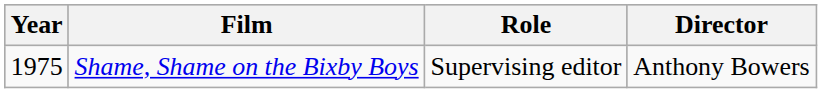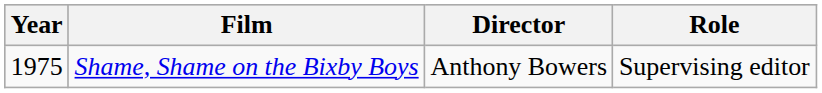columns swapped: (722, 25) <-> (526, 25)
